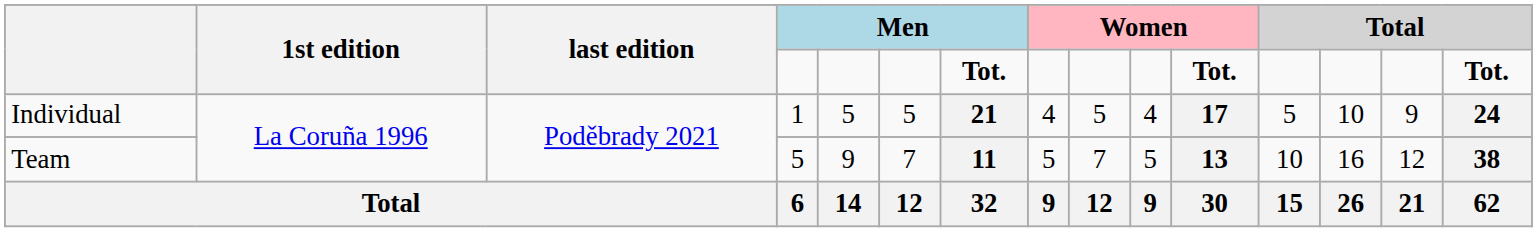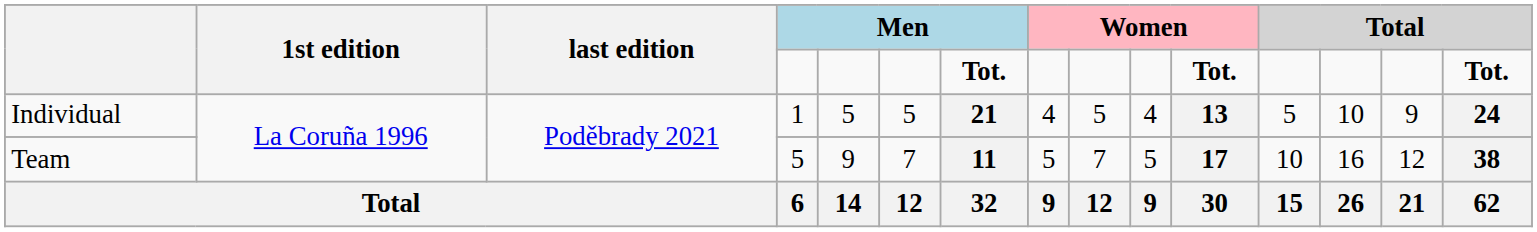(1215, 115) 17 -> (1215, 115) 13
(1215, 159) 13 -> (1215, 159) 17
